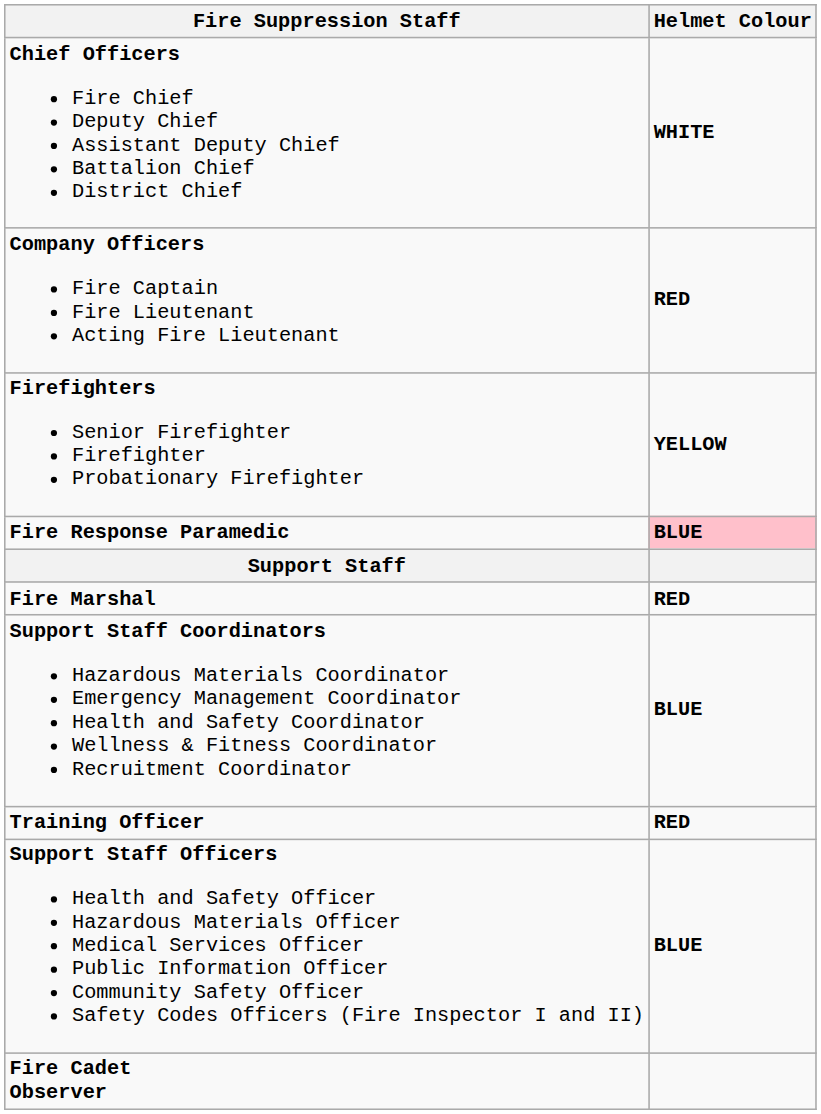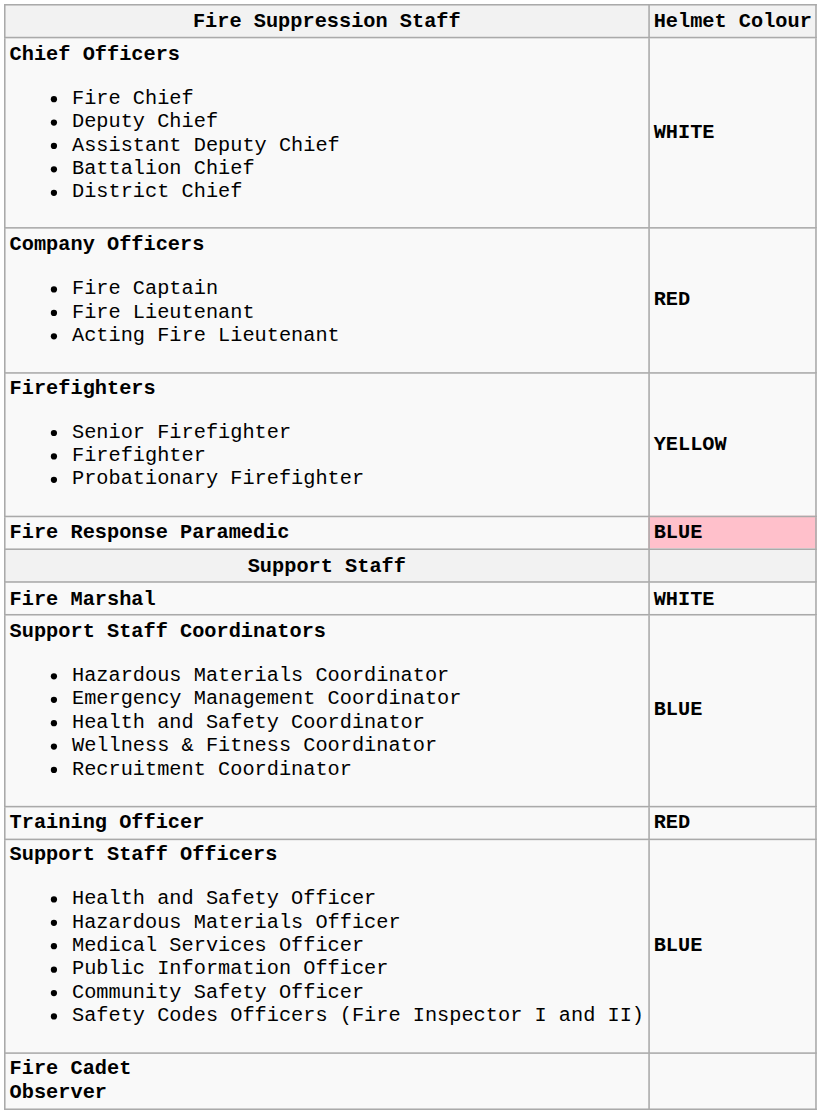(733, 599) RED -> (733, 599) WHITE
